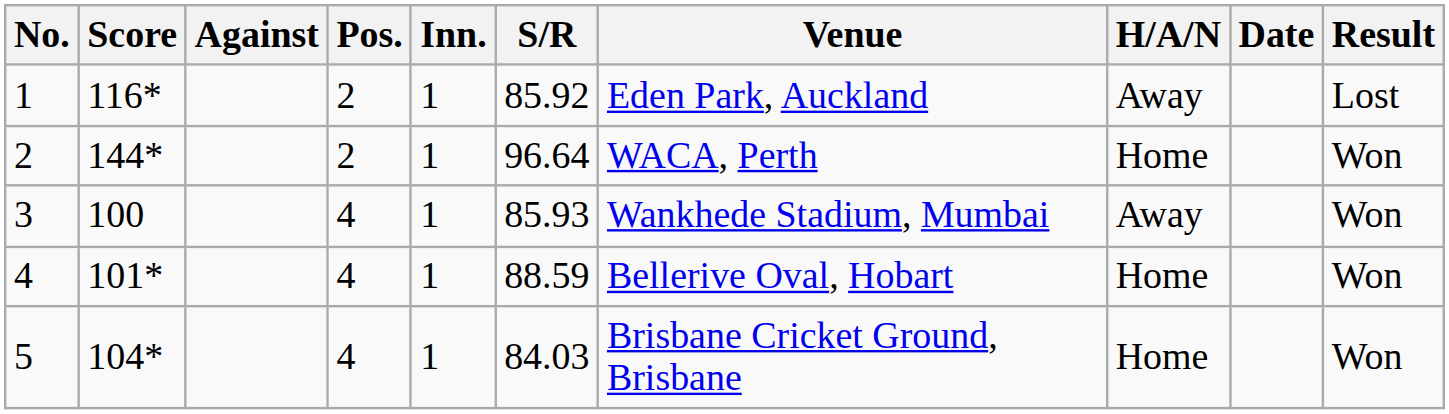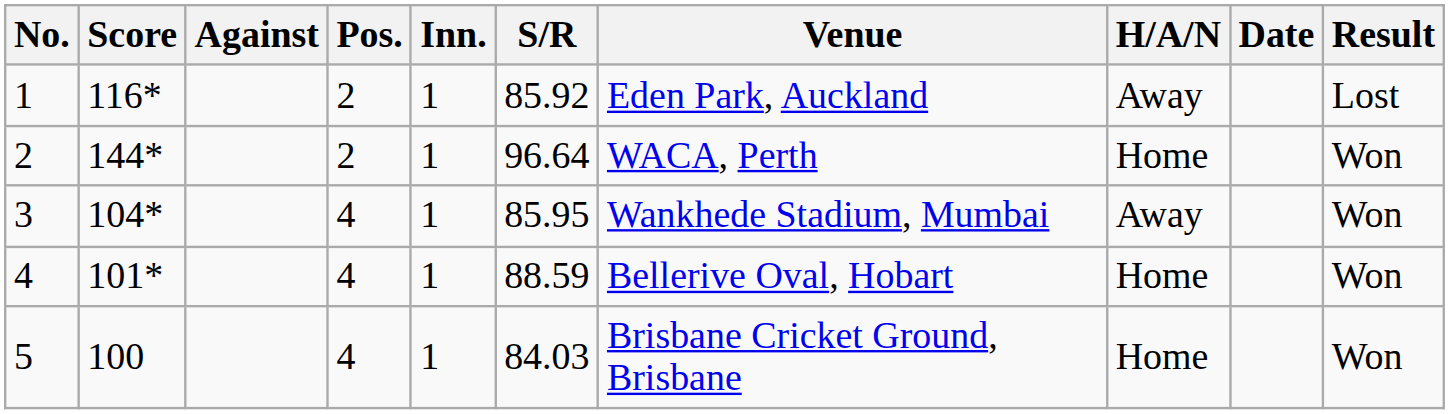(116, 214) 100 -> (125, 214) 104*
(547, 214) 85.93 -> (547, 214) 85.95
(125, 356) 104* -> (116, 356) 100
